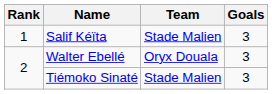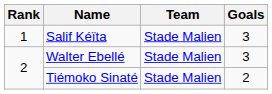(181, 57) Oryx Douala -> (183, 57) Stade Malien
(246, 78) 3 -> (246, 78) 2
